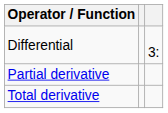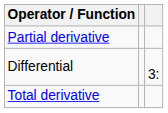rows swapped: (40, 44) <-> (58, 74)
